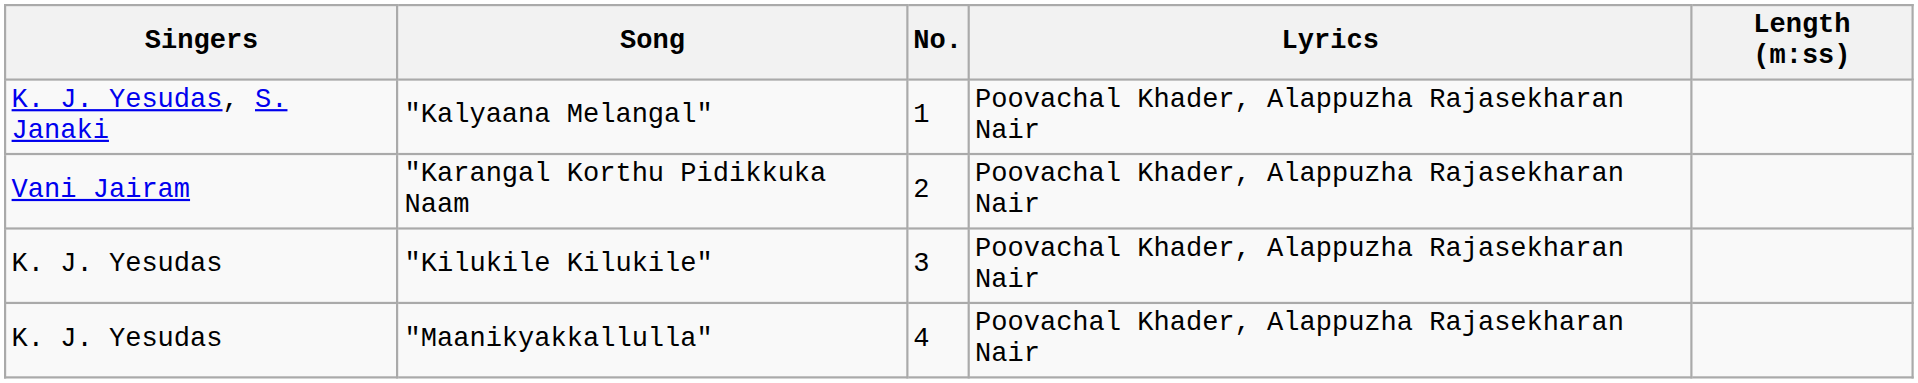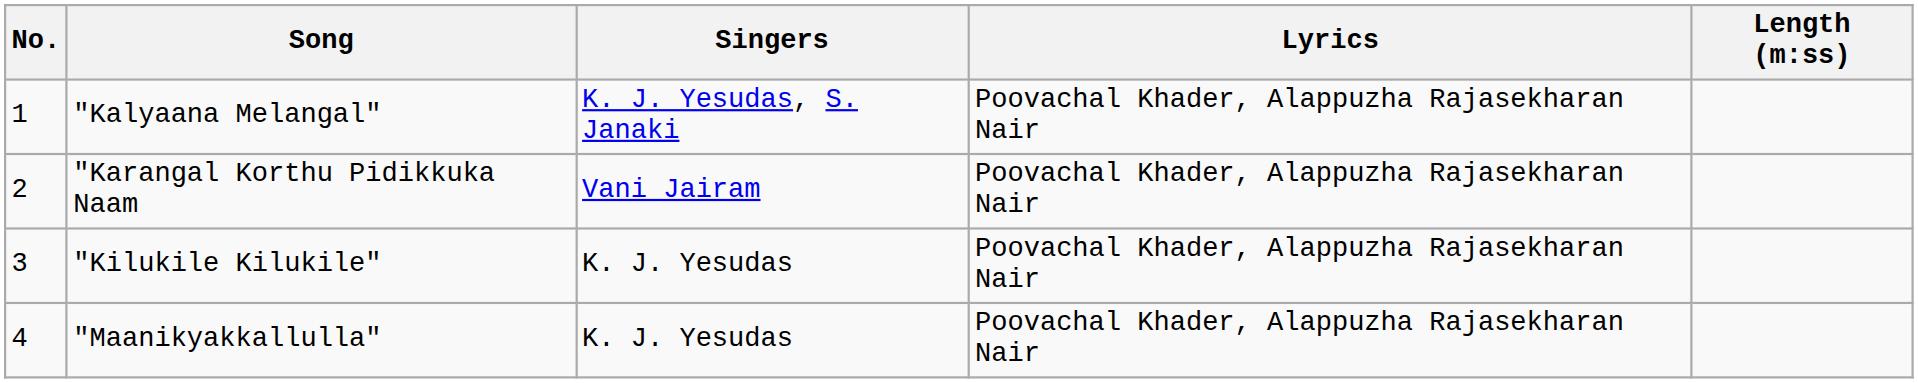columns swapped: (938, 43) <-> (202, 43)
